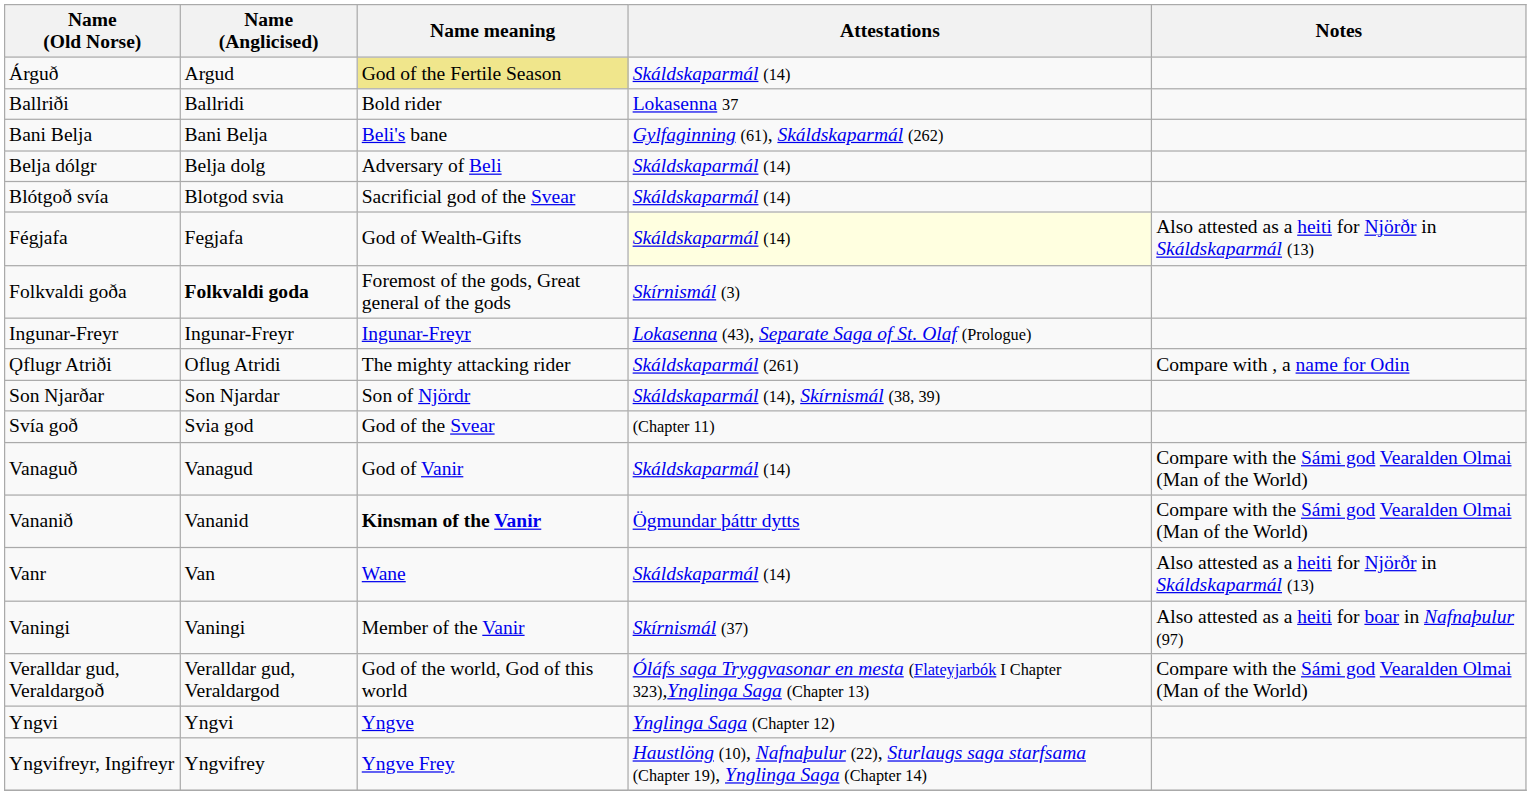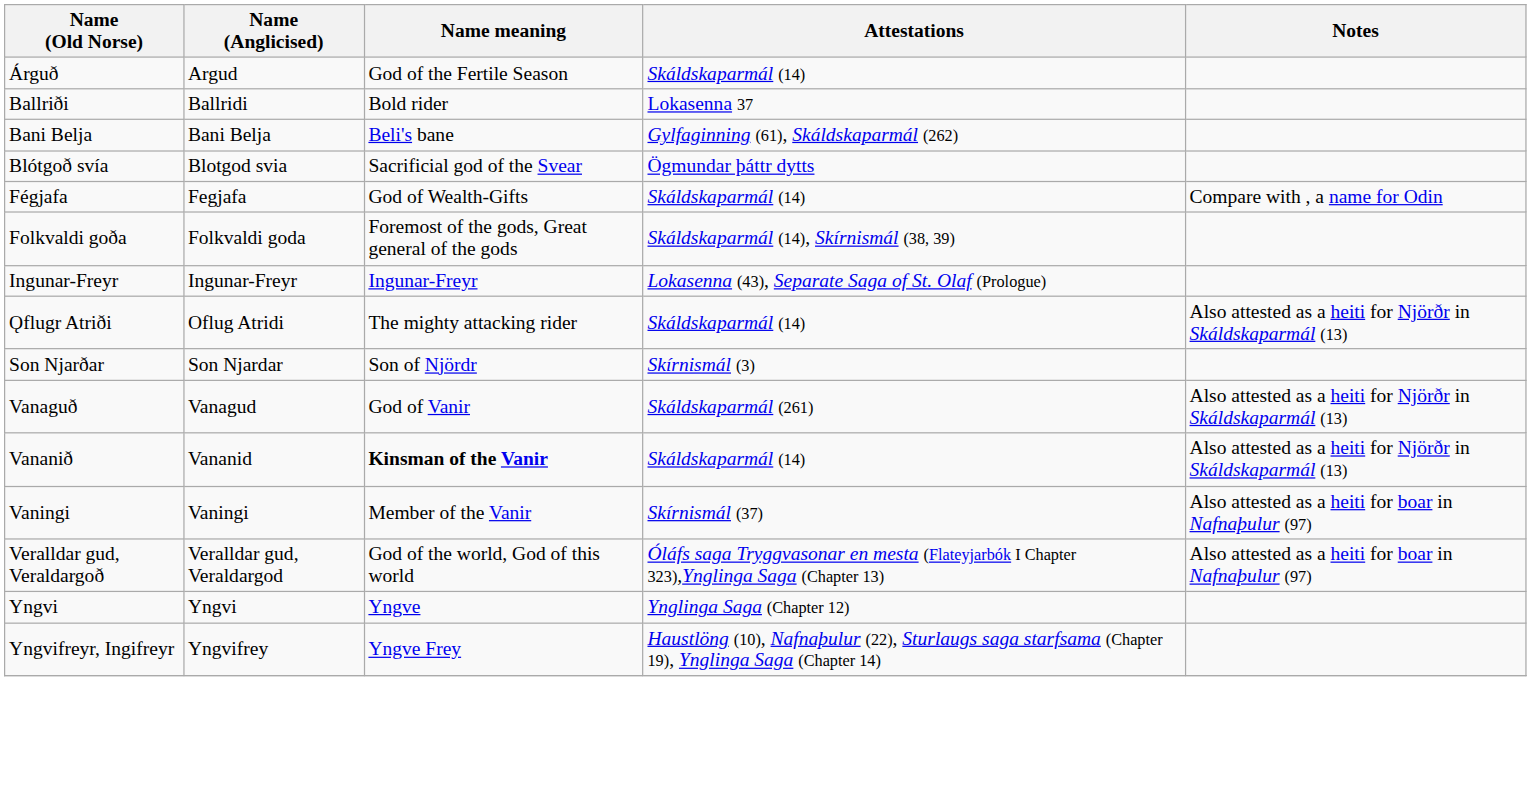(462, 72) khaki background -> (468, 72) no background
- row: (53, 165)
(712, 196) Skáldskaparmál (14) -> (731, 165) Ögmundar þáttr dytts
(712, 238) lightyellow background -> (726, 196) no background
(1296, 238) Also attested as a heiti for Njörðr in Skáldskaparmál (13) -> (1316, 196) Compare with , a name for Odin
(247, 291) bold -> (247, 238) normal
(686, 291) Skírnismál (3) -> (801, 238) Skáldskaparmál (14), Skírnismál (38, 39)
(716, 364) Skáldskaparmál (261) -> (726, 322) Skáldskaparmál (14)
(1283, 364) Compare with , a name for Odin -> (1330, 322) Also attested as a heiti for Njörðr in Skáldskaparmál (13)
(786, 395) Skáldskaparmál (14), Skírnismál (38, 39) -> (701, 364) Skírnismál (3)
- row: (44, 426)
(712, 468) Skáldskaparmál (14) -> (730, 406) Skáldskaparmál (261)
(1334, 468) Compare with the Sámi god Vearalden Olmai (Man of the World) -> (1330, 406) Also attested as a heiti for Njörðr in Skáldskaparmál (13)
(716, 521) Ögmundar þáttr dytts -> (726, 459) Skáldskaparmál (14)
(1334, 521) Compare with the Sámi god Vearalden Olmai (Man of the World) -> (1330, 459) Also attested as a heiti for Njörðr in Skáldskaparmál (13)
- row: (28, 574)
(1334, 679) Compare with the Sámi god Vearalden Olmai (Man of the World) -> (1321, 565) Also attested as a heiti for boar in Nafnaþulur (97)
